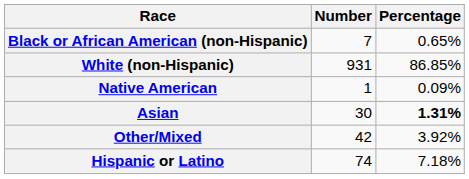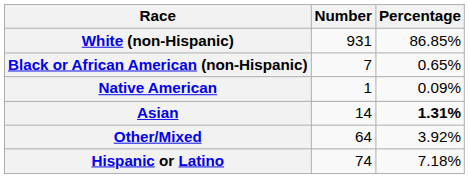rows swapped: (158, 64) <-> (158, 40)
(364, 112) 30 -> (364, 112) 14
(364, 137) 42 -> (364, 137) 64
